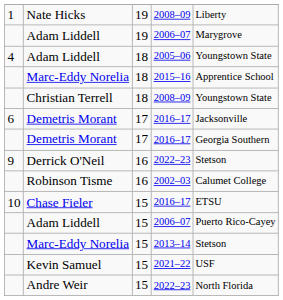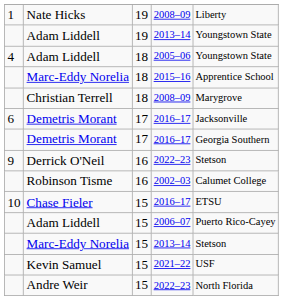(172, 35) 2006–07 -> (172, 35) 2013–14
(219, 35) Marygrove -> (233, 35) Youngstown State
(233, 98) Youngstown State -> (219, 98) Marygrove
